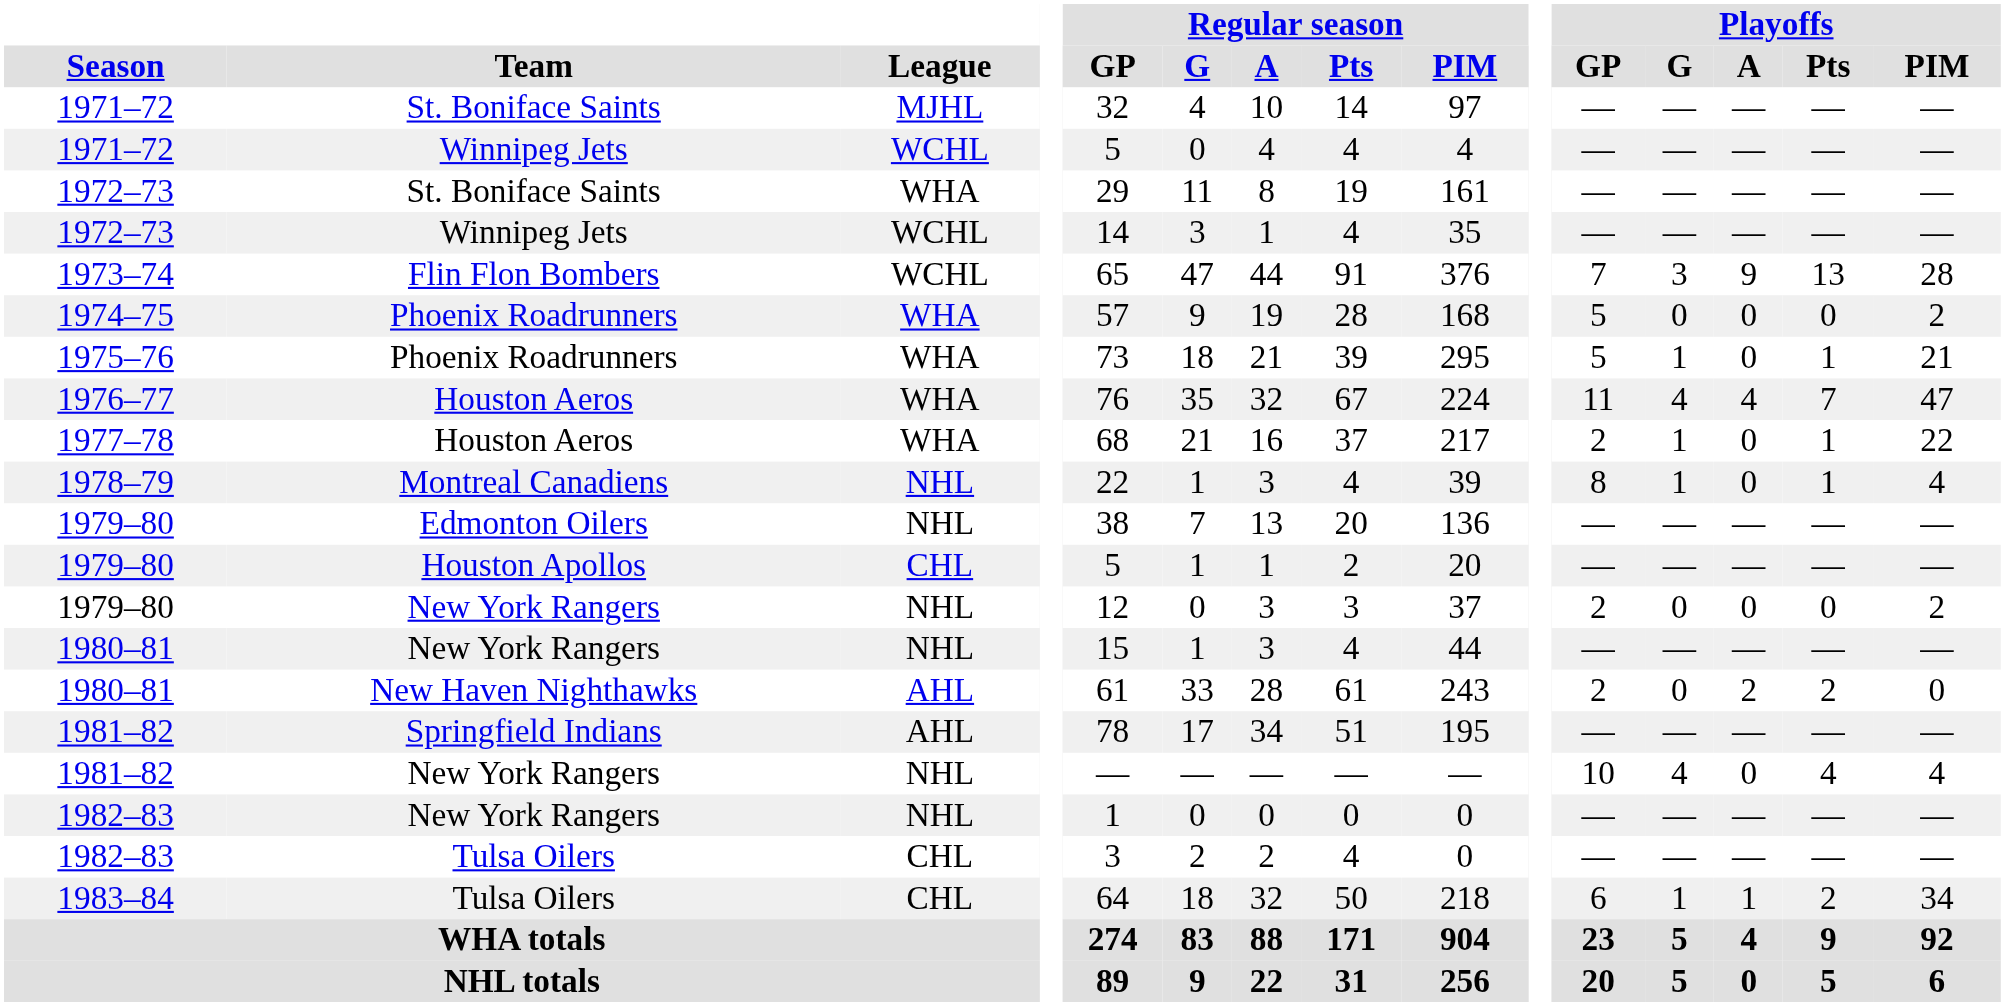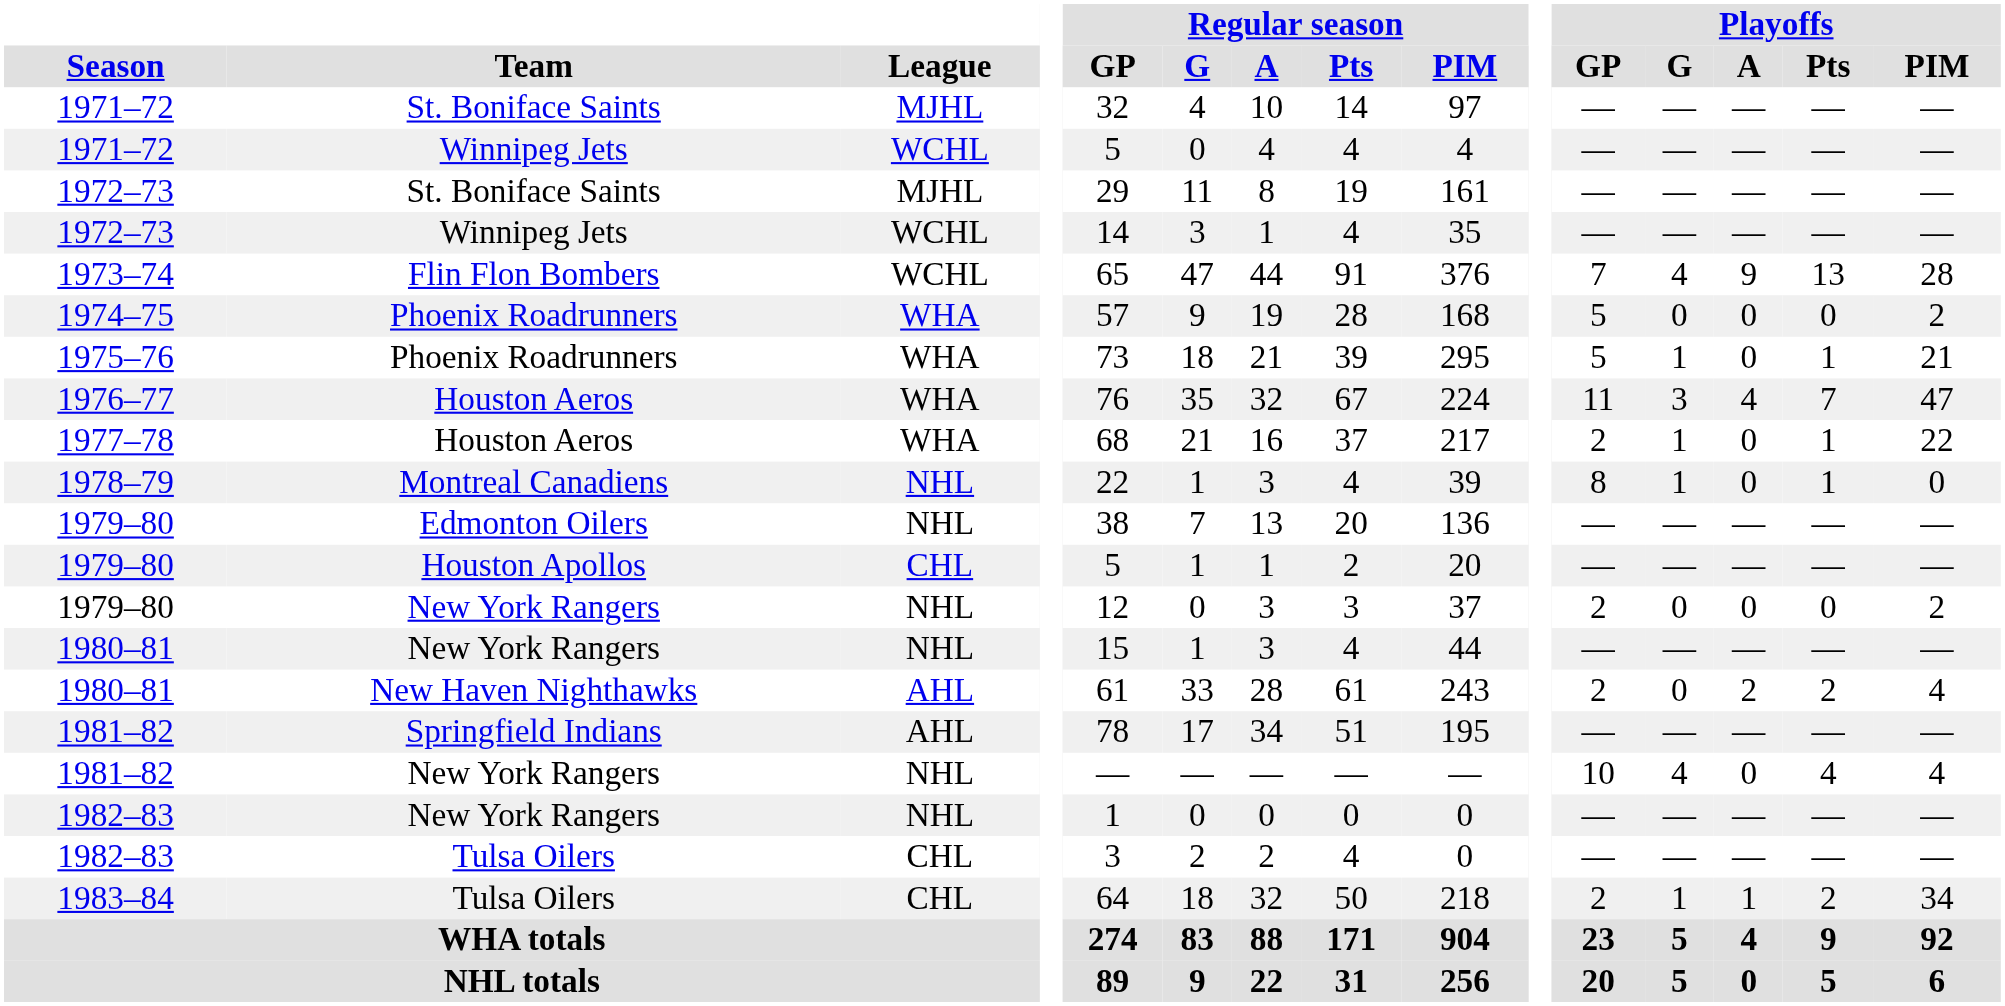(940, 190) WHA -> (940, 190) MJHL
(1679, 273) 3 -> (1679, 273) 4
(1679, 398) 4 -> (1679, 398) 3
(1937, 481) 4 -> (1937, 481) 0
(1937, 689) 0 -> (1937, 689) 4
(1598, 897) 6 -> (1598, 897) 2
